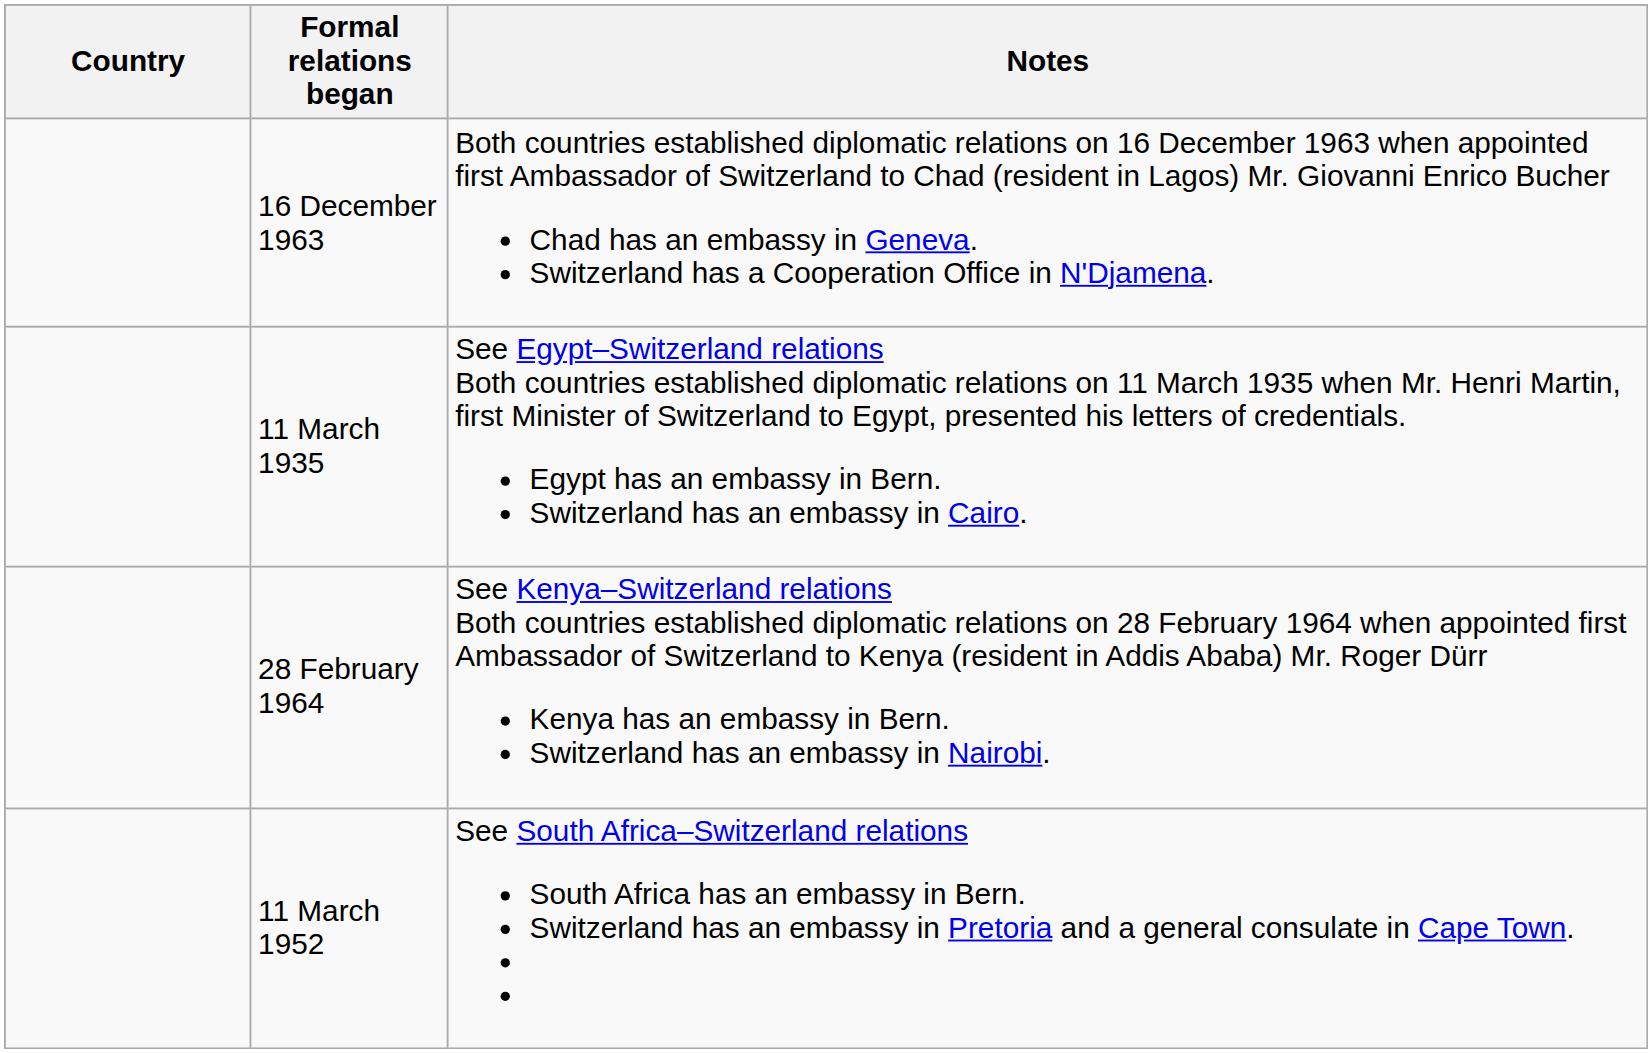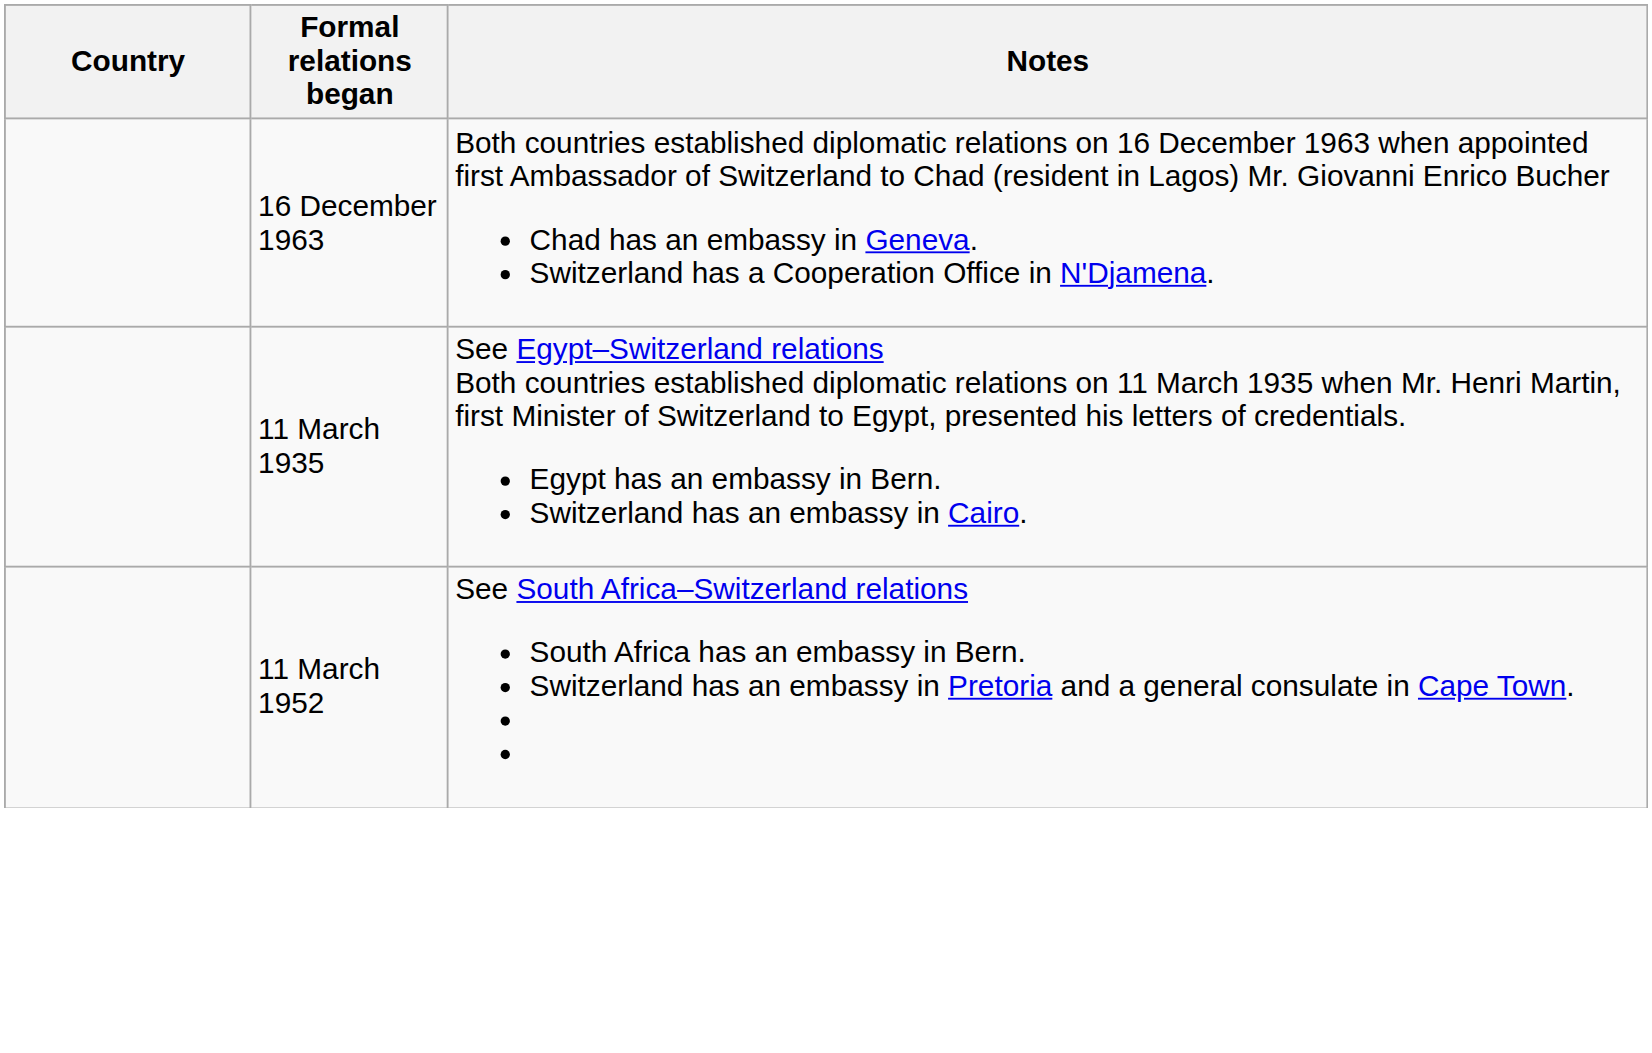- row: (338, 686)
